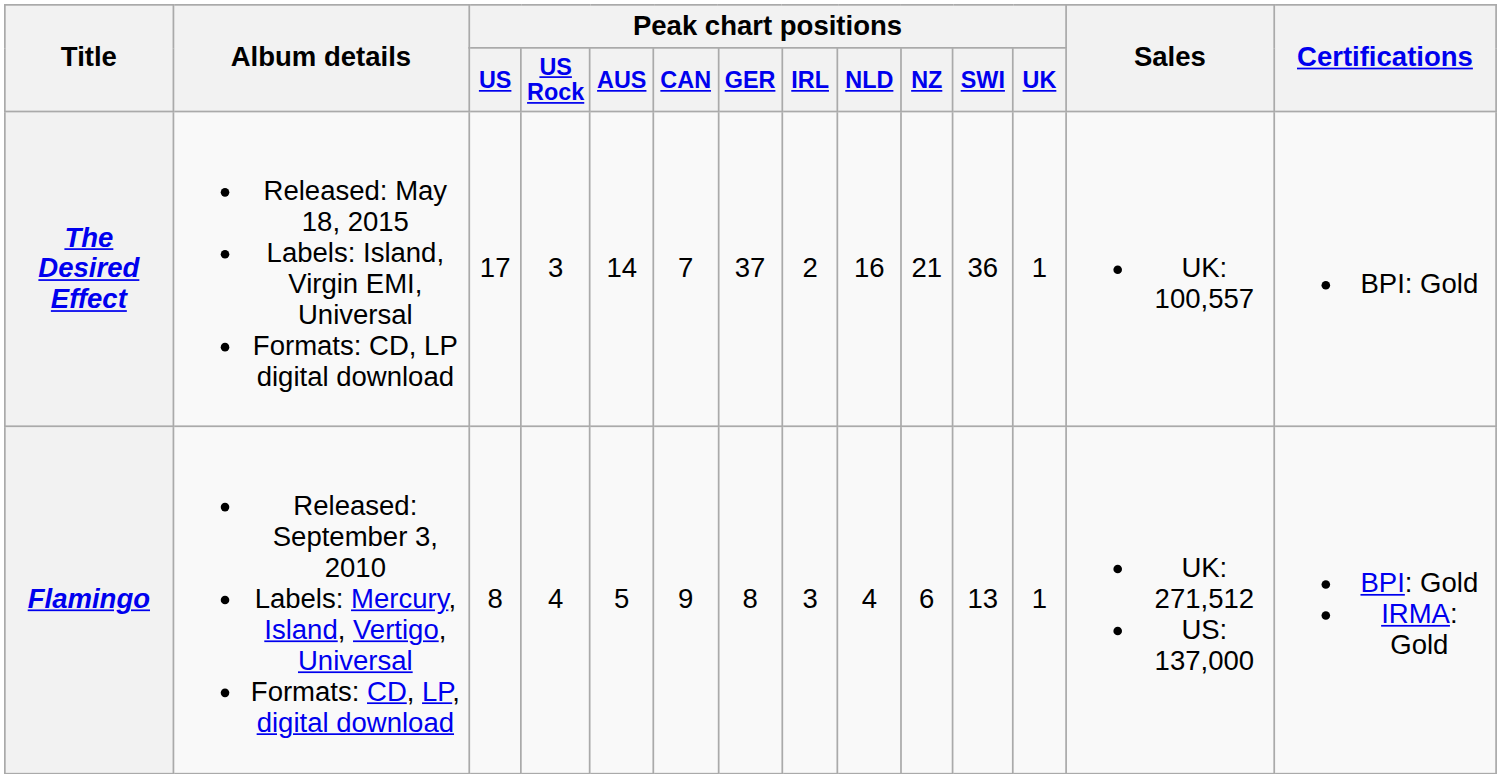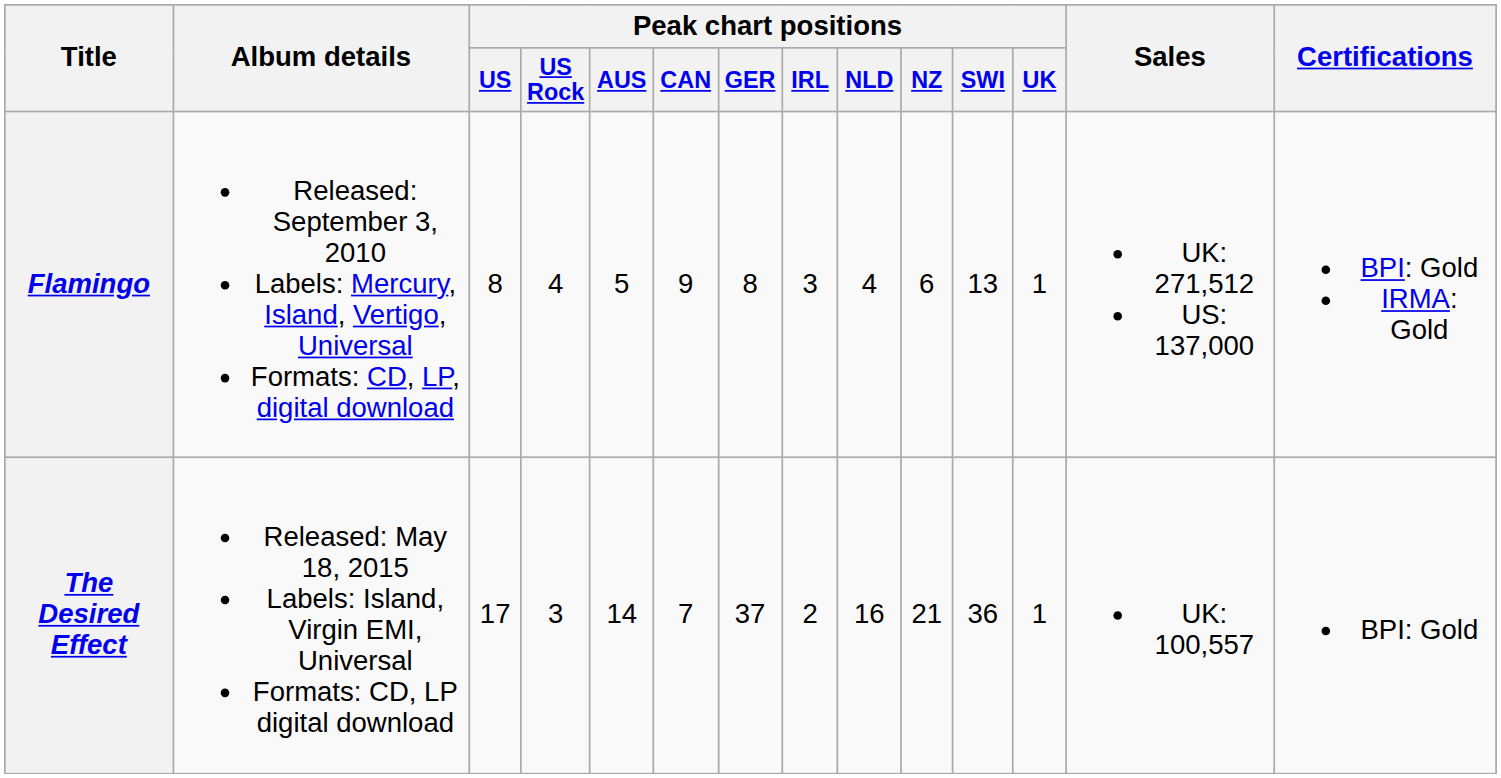rows swapped: (89, 599) <-> (89, 268)
